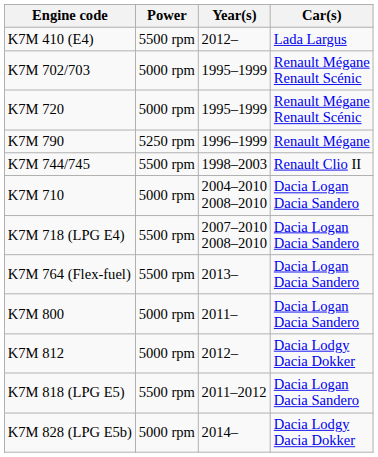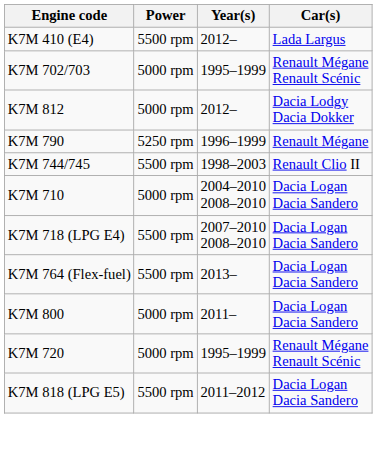rows swapped: (36, 109) <-> (36, 353)
- row: (70, 432)
